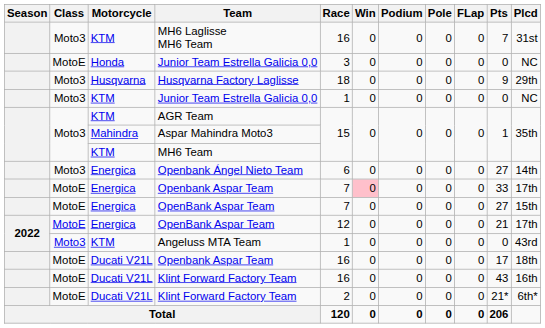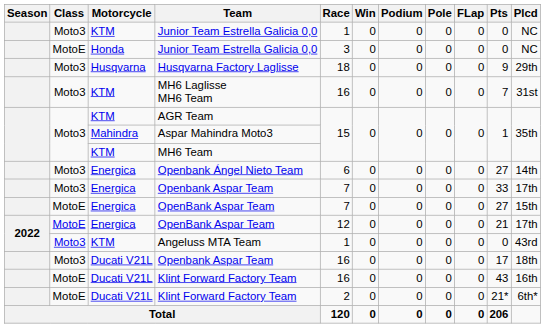rows swapped: (103, 98) <-> (103, 37)
(69, 188) MotoE -> (70, 188) Moto3
(373, 188) pink background -> (373, 188) no background
(69, 260) MotoE -> (70, 260) Moto3
